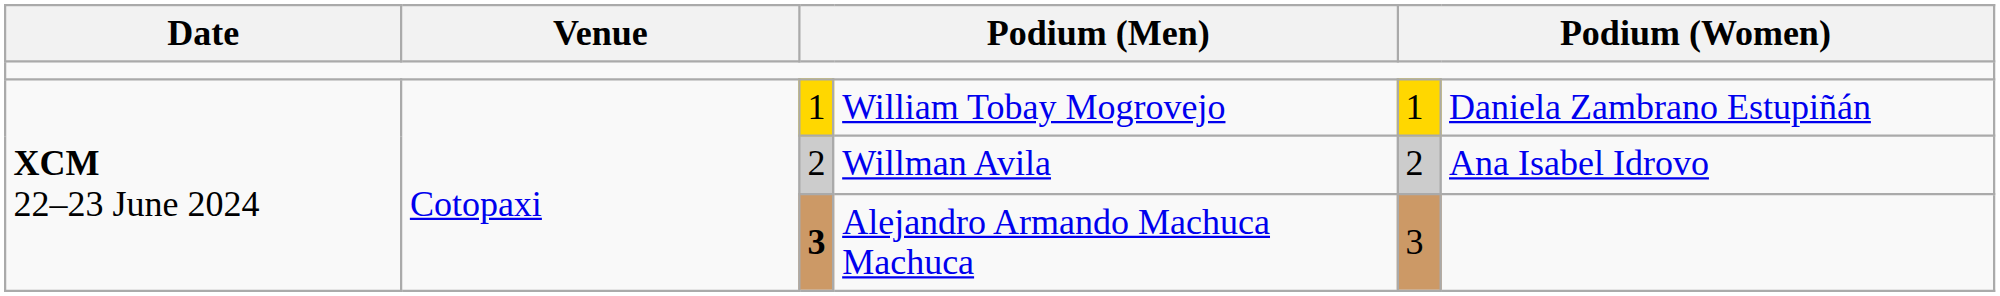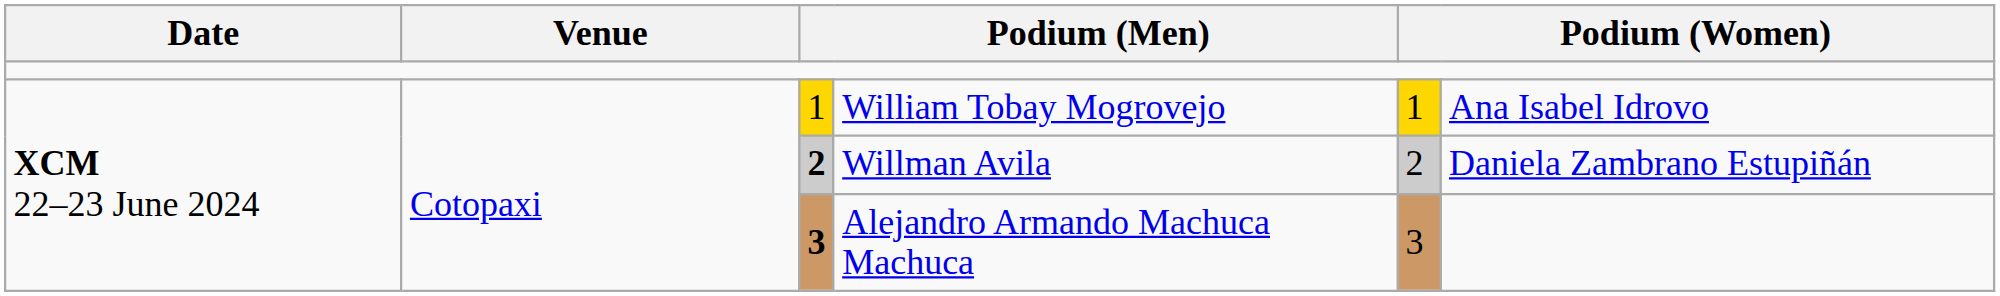(1660, 106) Daniela Zambrano Estupiñán -> (1579, 106) Ana Isabel Idrovo
(817, 163) normal -> (817, 163) bold
(1579, 163) Ana Isabel Idrovo -> (1660, 163) Daniela Zambrano Estupiñán
